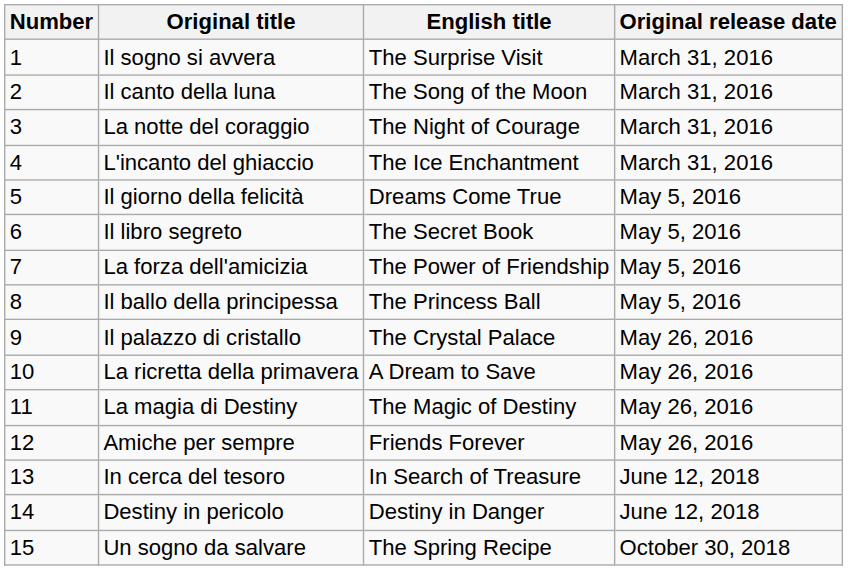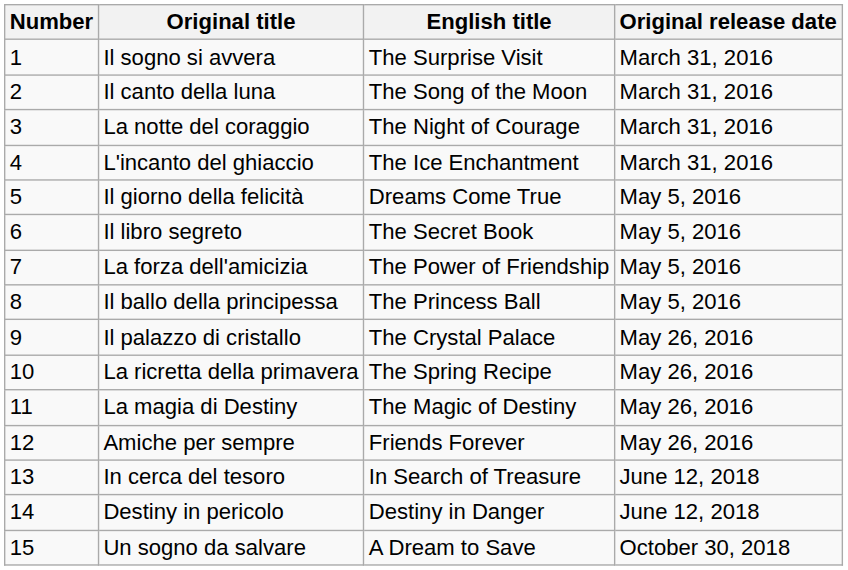(452, 372) A Dream to Save -> (460, 372) The Spring Recipe
(460, 547) The Spring Recipe -> (452, 547) A Dream to Save
